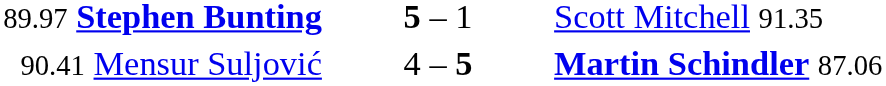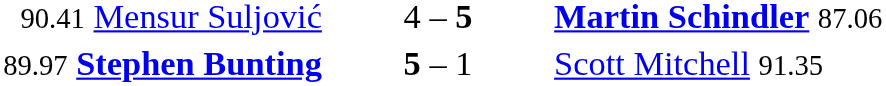rows swapped: (163, 16) <-> (171, 64)
